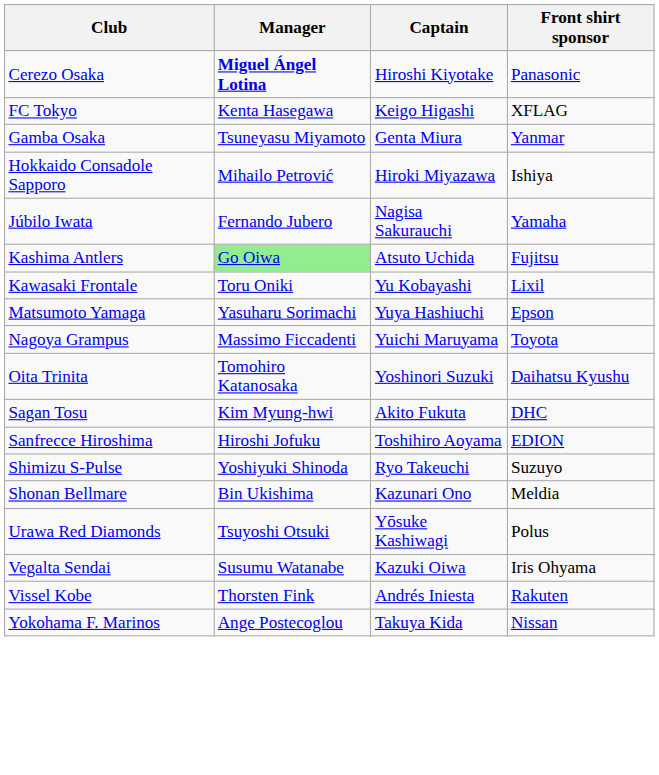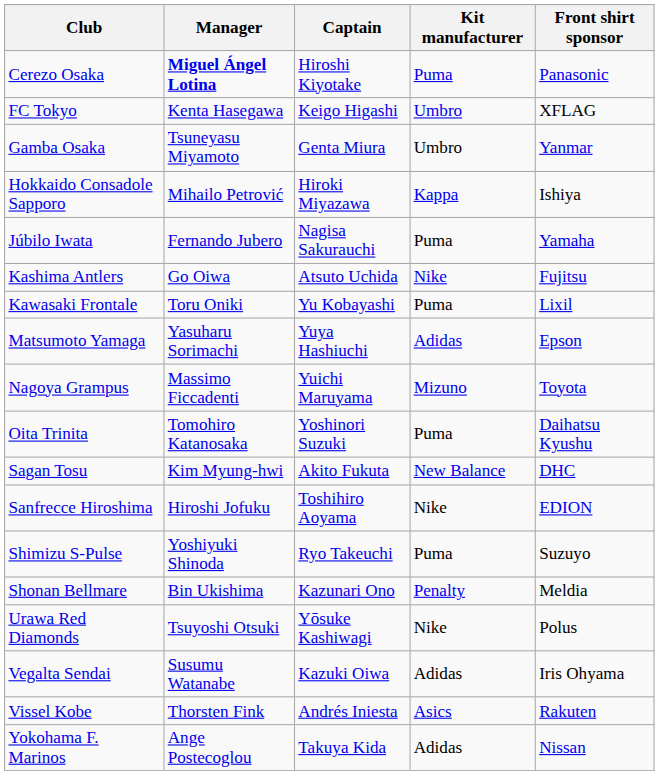+ column: (472, 27)
(249, 258) lightgreen background -> (199, 277) no background
